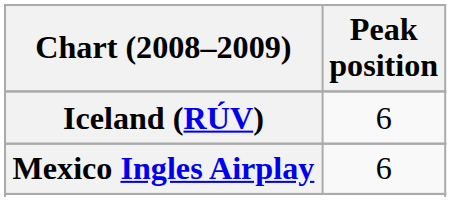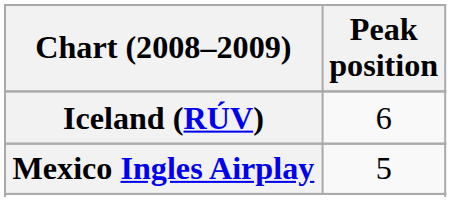(384, 168) 6 -> (384, 168) 5
